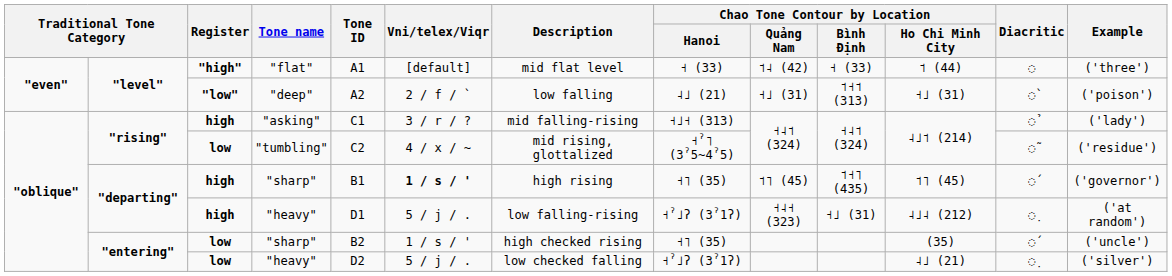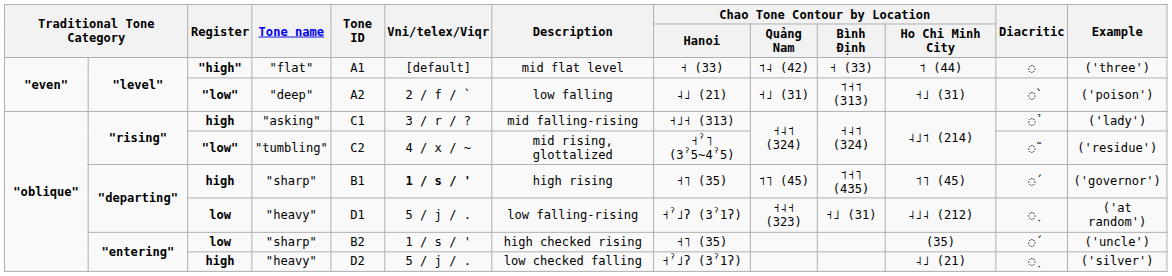(220, 148) low -> (220, 148) "low"
(220, 215) high -> (220, 215) low
(220, 261) low -> (220, 261) high
